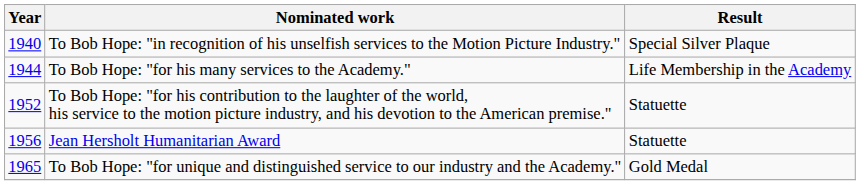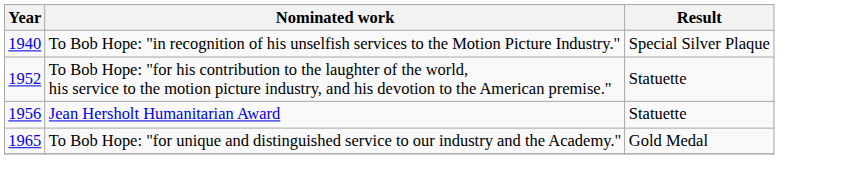- row: (230, 69)
